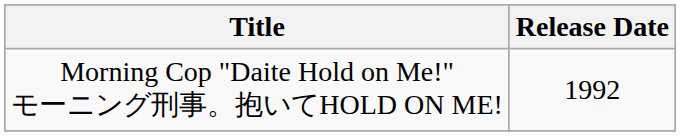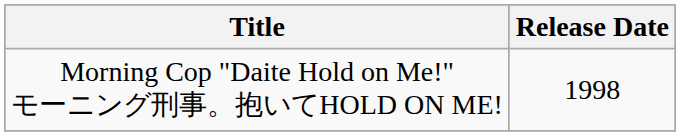(592, 89) 1992 -> (592, 89) 1998
